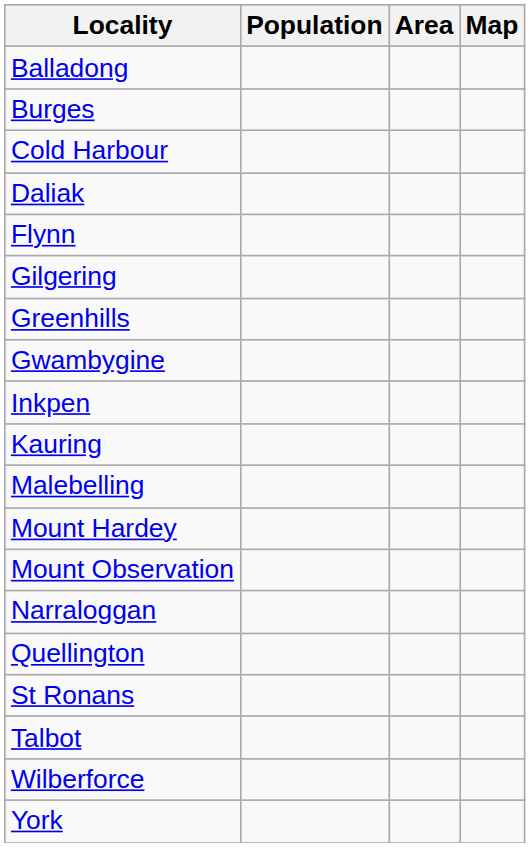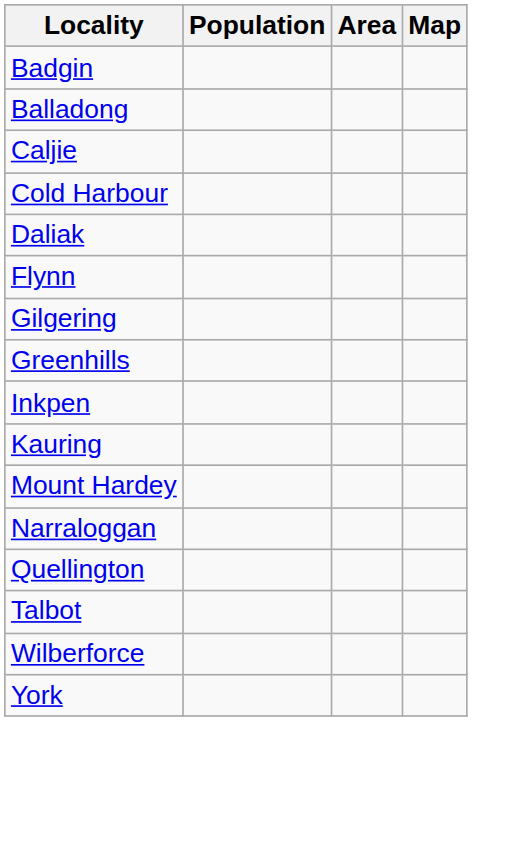+ row: (52, 67)
- row: (53, 109)
+ row: (44, 151)
- row: (88, 360)
- row: (78, 485)
- row: (122, 569)
- row: (73, 695)
